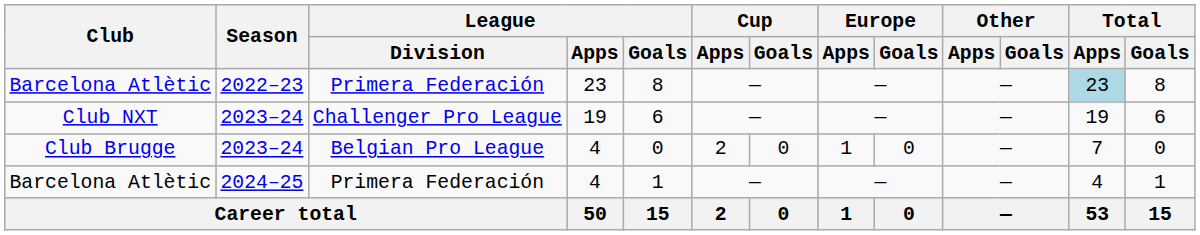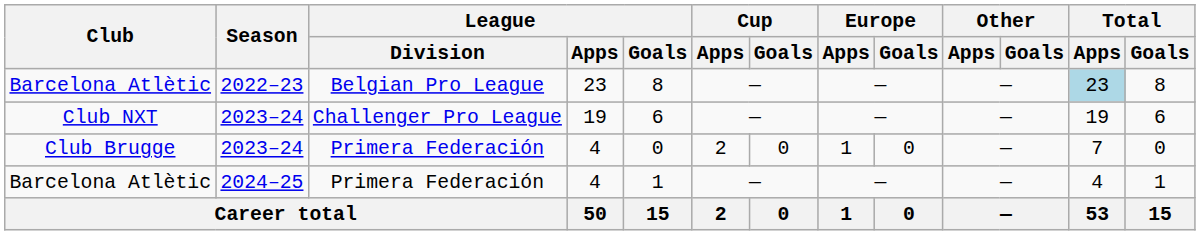(437, 85) Primera Federación -> (437, 85) Belgian Pro League
(437, 150) Belgian Pro League -> (437, 150) Primera Federación
